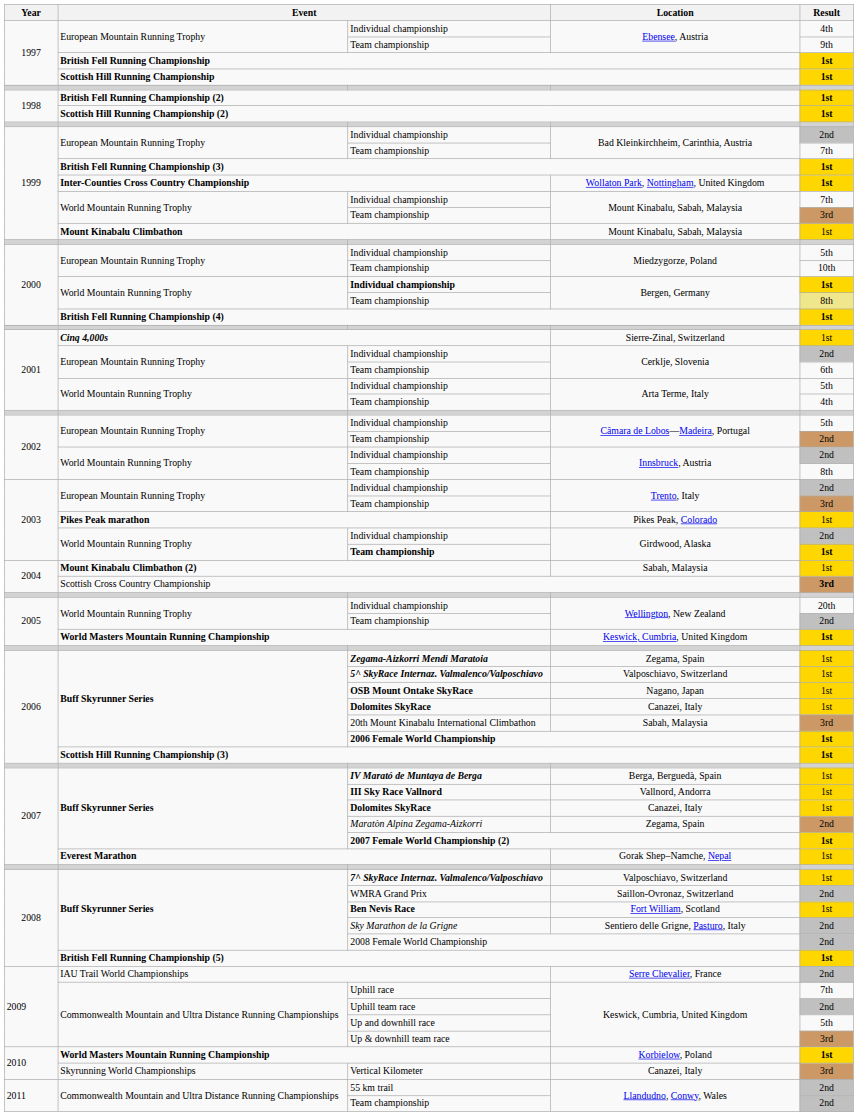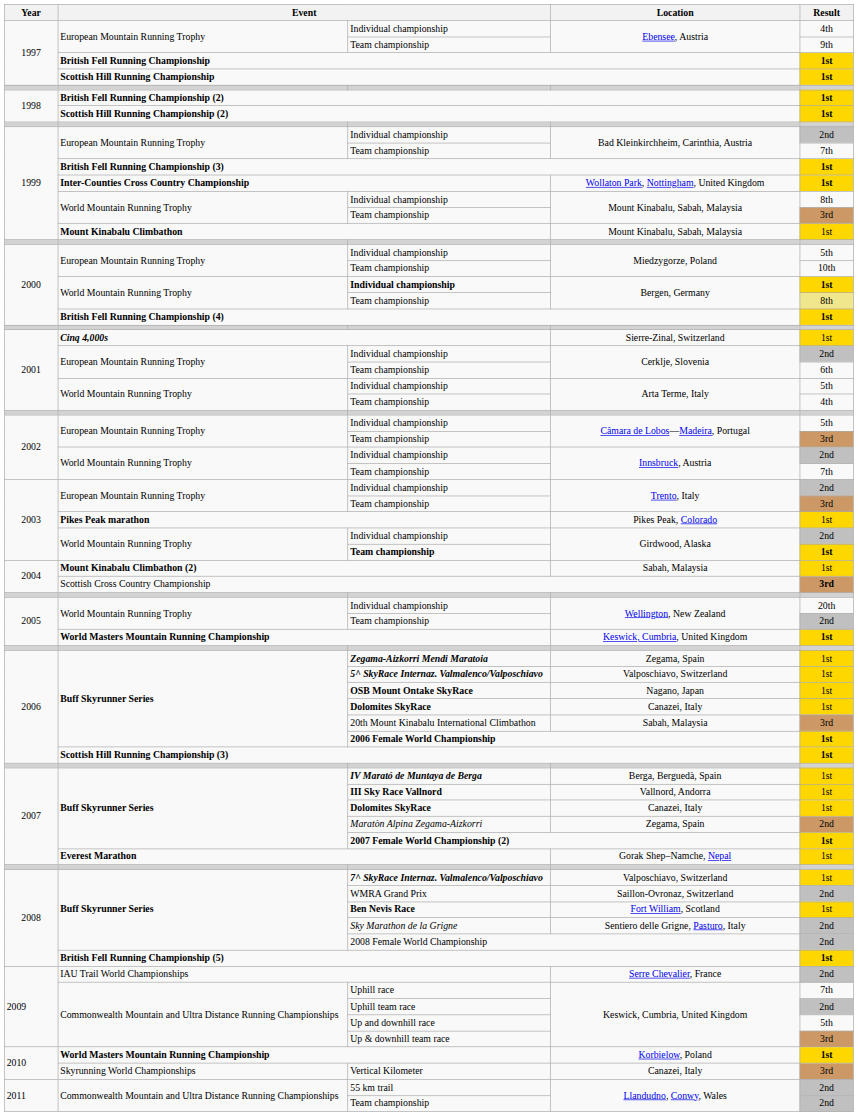(827, 199) 7th -> (827, 199) 8th
(827, 439) 2nd -> (827, 439) 3rd
(827, 471) 8th -> (827, 471) 7th
